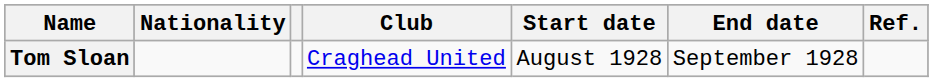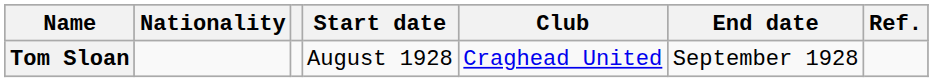columns swapped: (406, 23) <-> (589, 23)
